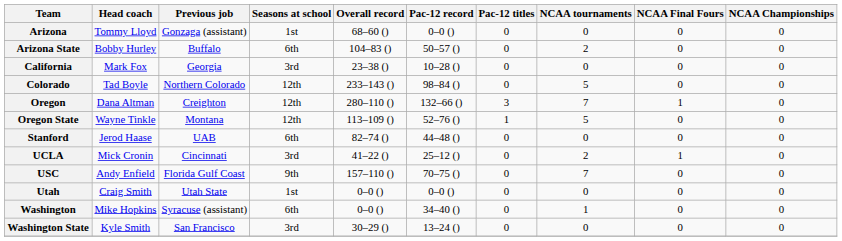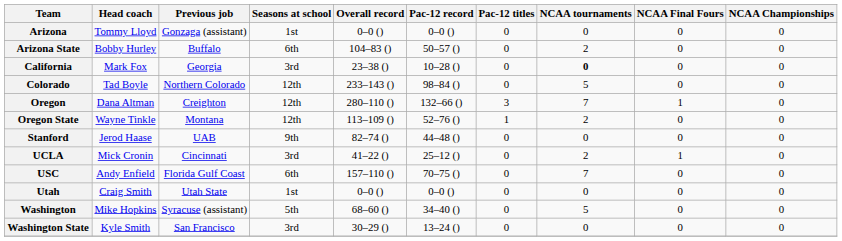(370, 31) 68–60 () -> (370, 31) 0–0 ()
(586, 67) normal -> (586, 67) bold
(586, 120) 5 -> (586, 120) 2
(292, 138) 6th -> (292, 138) 9th
(292, 174) 9th -> (292, 174) 6th
(292, 209) 6th -> (292, 209) 5th
(370, 209) 0–0 () -> (370, 209) 68–60 ()
(586, 209) 1 -> (586, 209) 5
